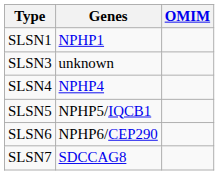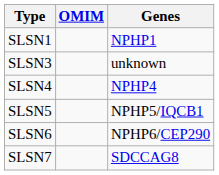columns swapped: (187, 16) <-> (108, 16)
